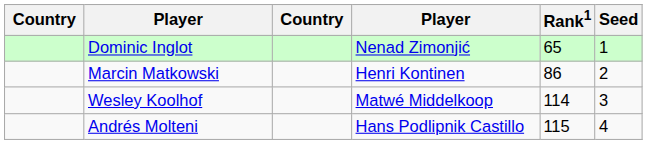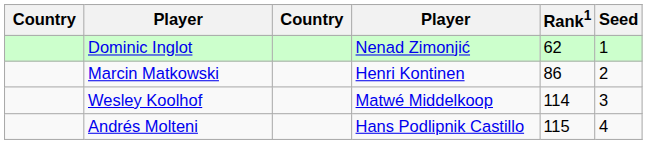(553, 48) 65 -> (553, 48) 62
